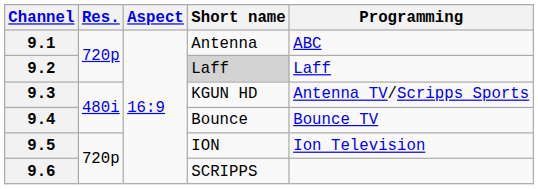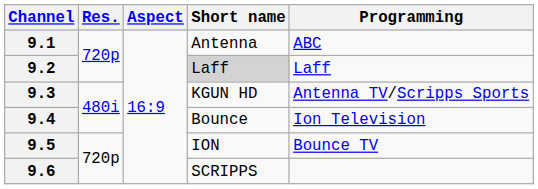(336, 120) Bounce TV -> (359, 120) Ion Television
(359, 146) Ion Television -> (336, 146) Bounce TV
